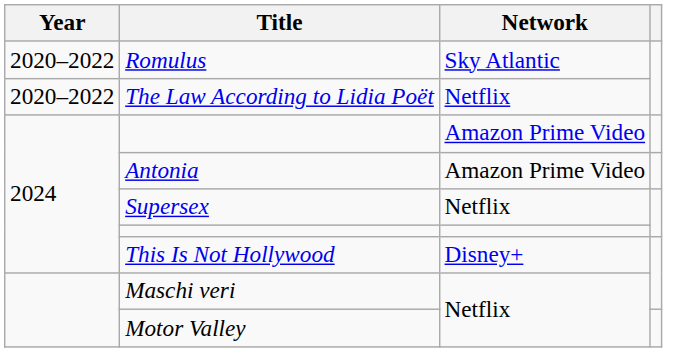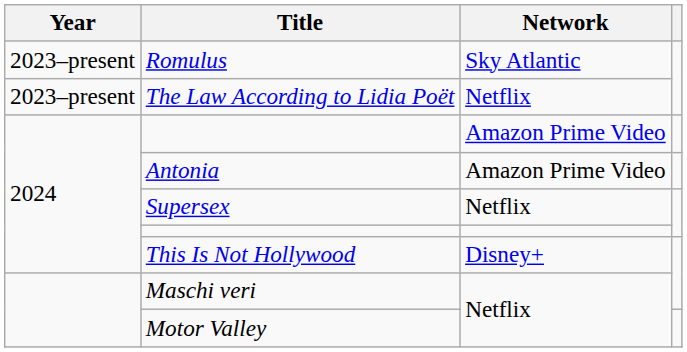(62, 59) 2020–2022 -> (73, 59) 2023–present
(62, 96) 2020–2022 -> (73, 96) 2023–present
